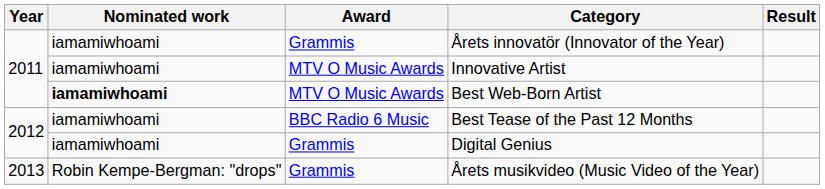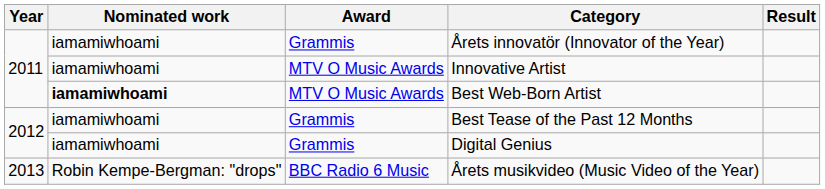(359, 119) BBC Radio 6 Music -> (322, 119) Grammis
(322, 171) Grammis -> (359, 171) BBC Radio 6 Music
